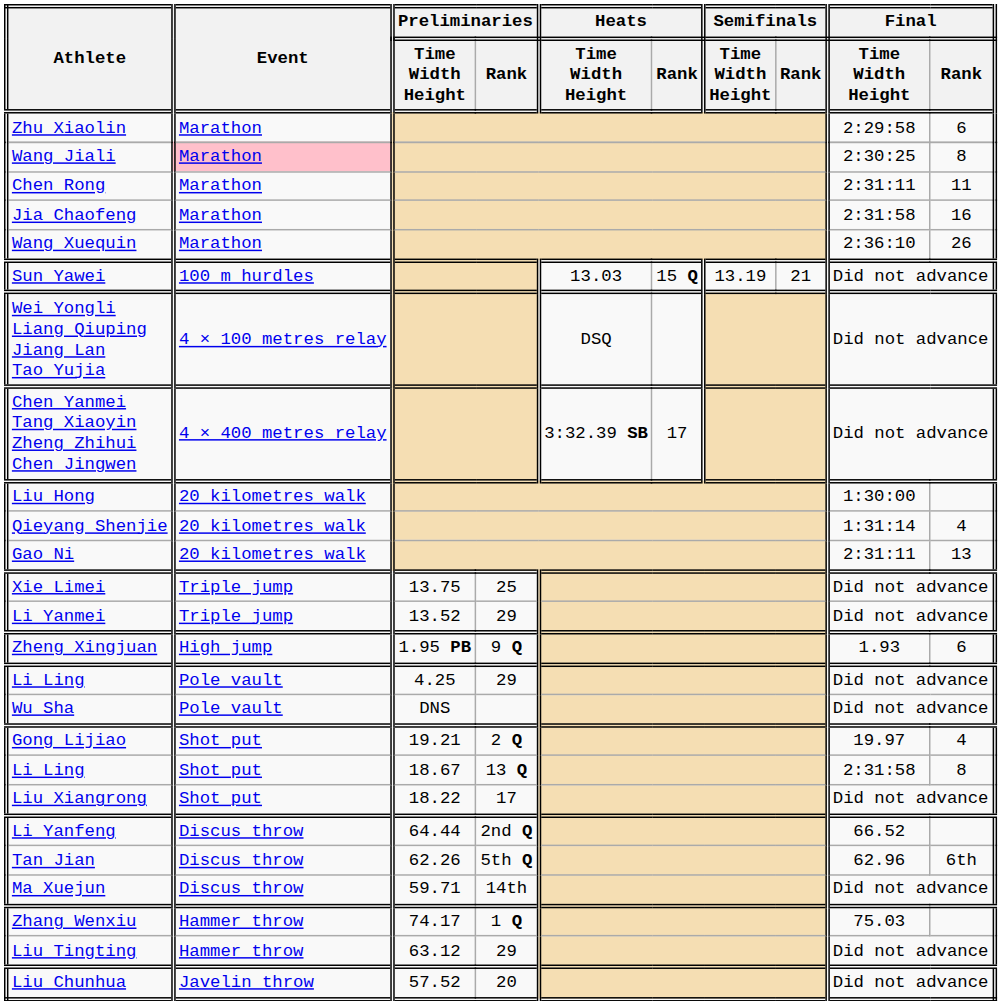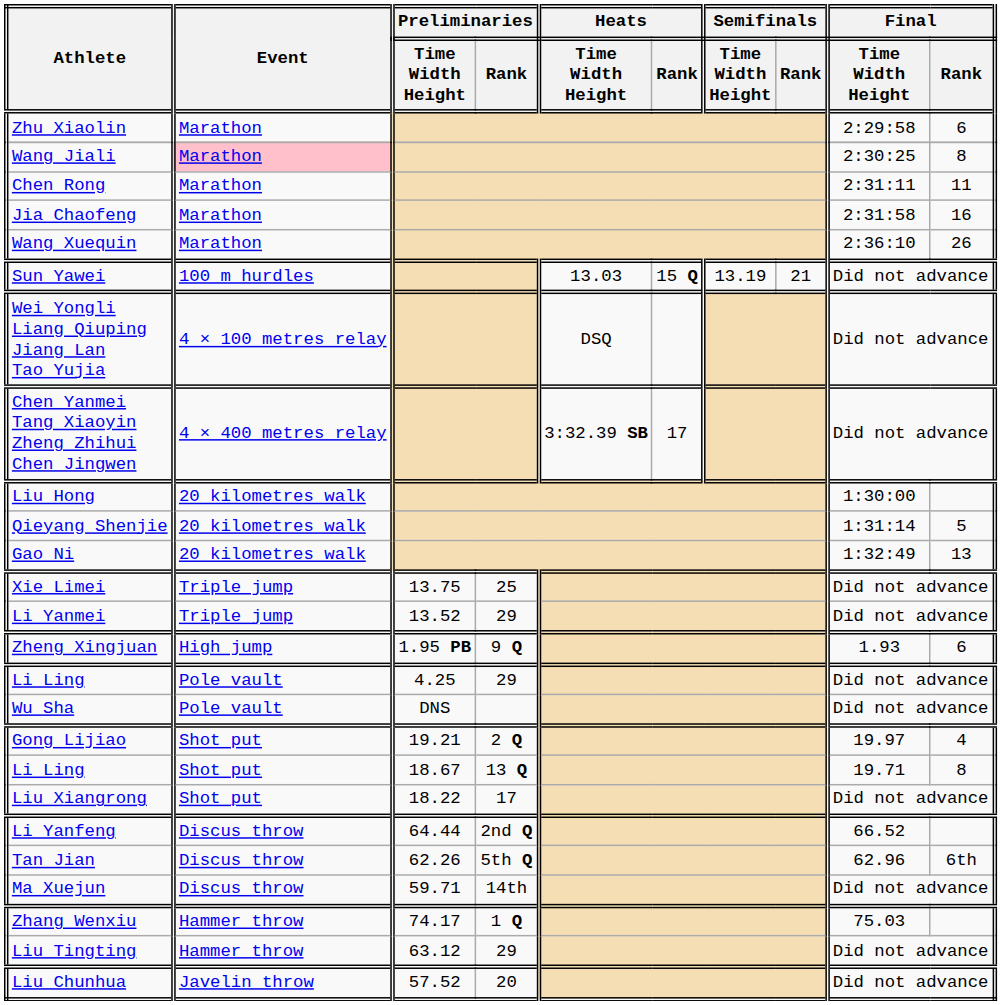(961, 525) 4 -> (961, 525) 5
(879, 555) 2:31:11 -> (879, 555) 1:32:49
(879, 770) 2:31:58 -> (879, 770) 19.71
